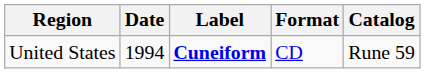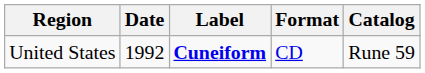(145, 51) 1994 -> (145, 51) 1992
